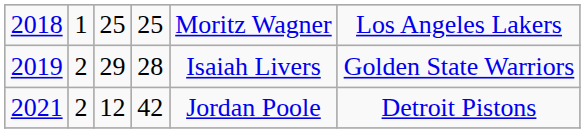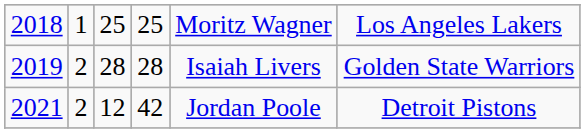(112, 66) 29 -> (112, 66) 28
